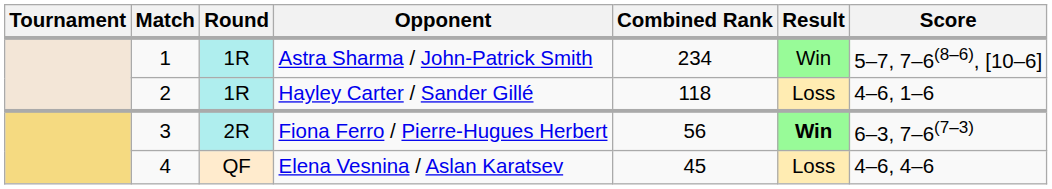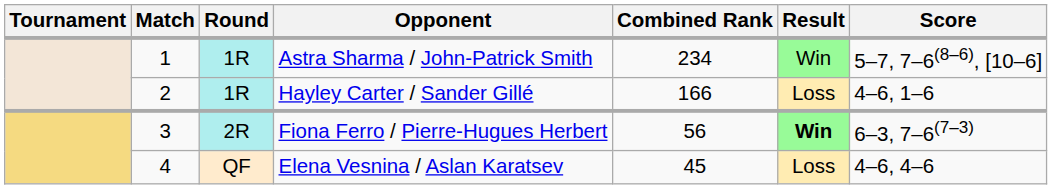(695, 93) 118 -> (695, 93) 166
